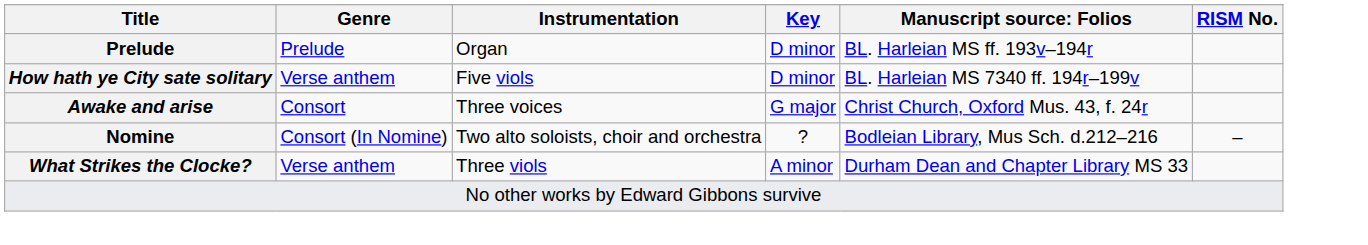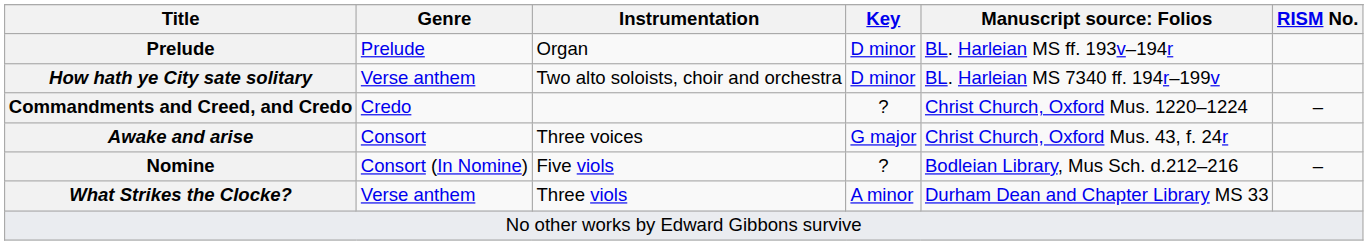(495, 78) Five viols -> (689, 78) Two alto soloists, choir and orchestra
+ row: (181, 107)
(609, 136) Two alto soloists, choir and orchestra -> (575, 166) Five viols
